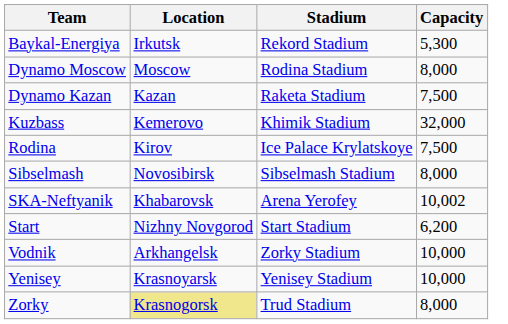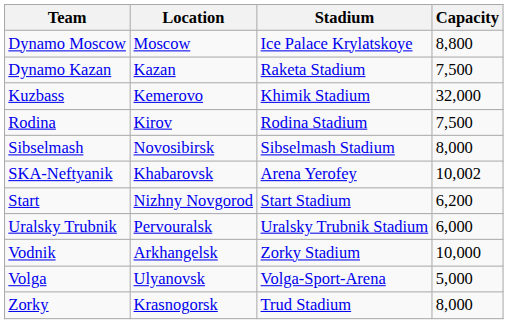- row: (64, 43)
(314, 69) Rodina Stadium -> (337, 43) Ice Palace Krylatskoye
(439, 69) 8,000 -> (454, 43) 8,800
(337, 148) Ice Palace Krylatskoye -> (314, 122) Rodina Stadium
+ row: (63, 226)
+ row: (27, 278)
- row: (34, 278)
(176, 305) khaki background -> (176, 305) no background
